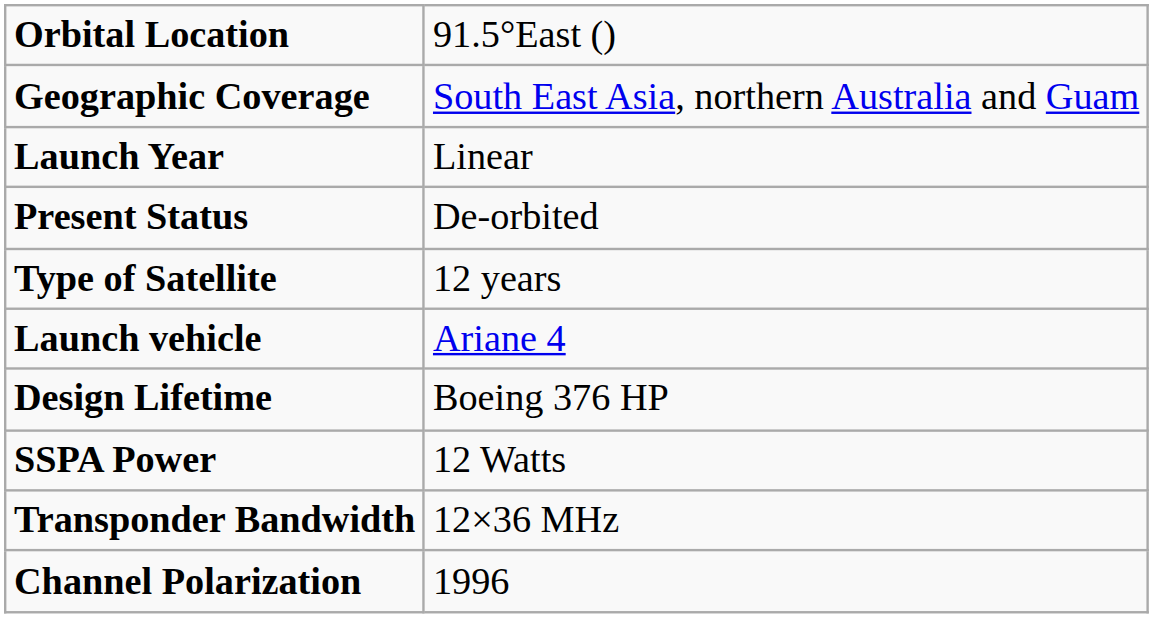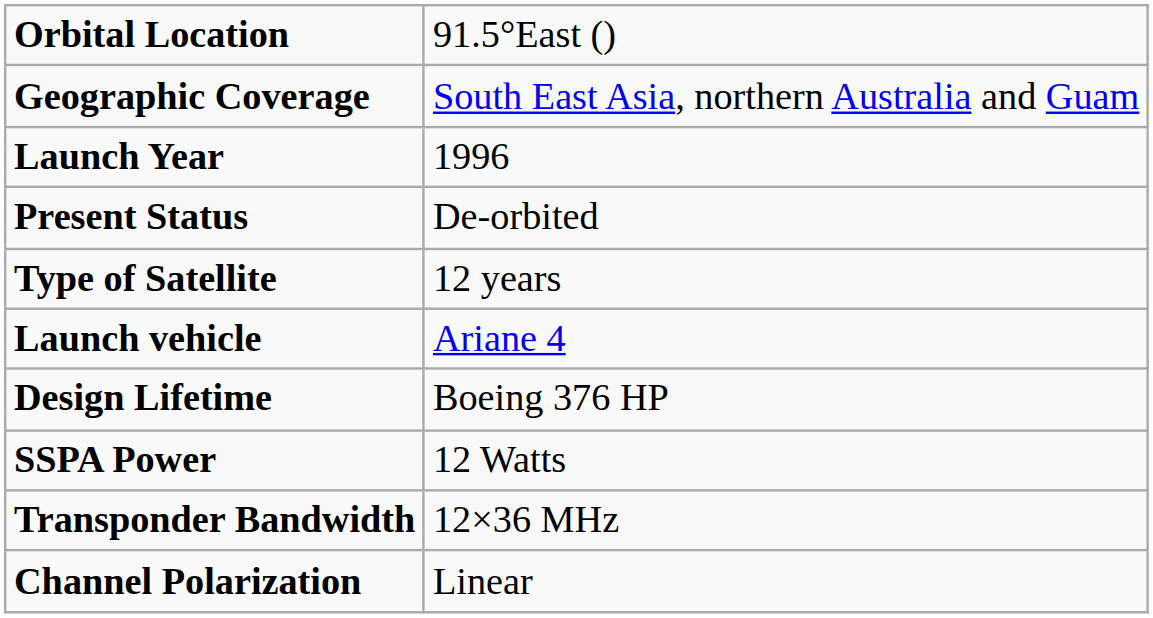(483, 156) Linear -> (471, 156) 1996
(471, 580) 1996 -> (483, 580) Linear
